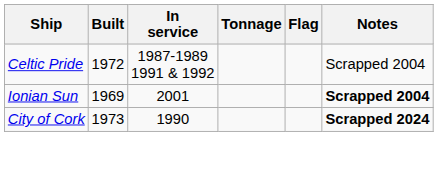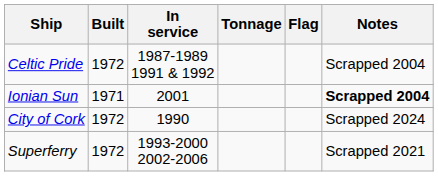(108, 95) 1969 -> (108, 95) 1971
(108, 119) 1973 -> (108, 119) 1972
(377, 119) bold -> (375, 119) normal
+ row: (42, 150)
